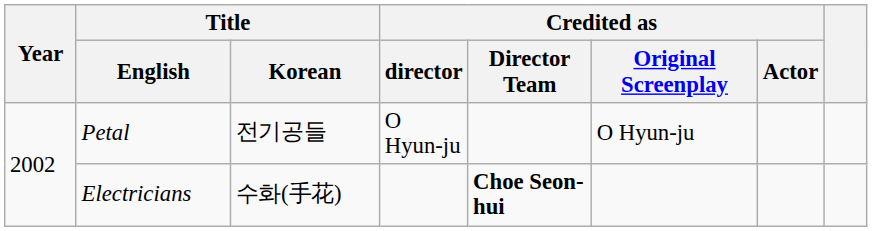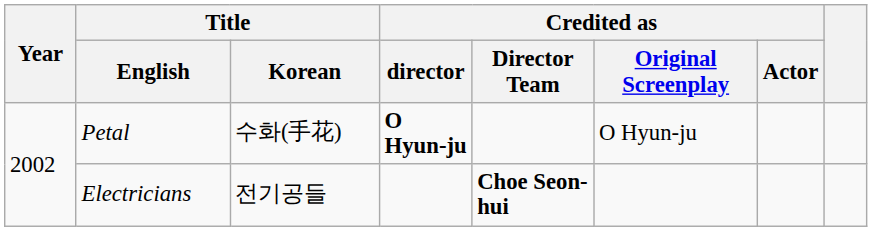(281, 132) 전기공들 -> (288, 132) 수화(手花)
(423, 132) normal -> (426, 132) bold
(289, 193) 수화(手花) -> (281, 193) 전기공들
